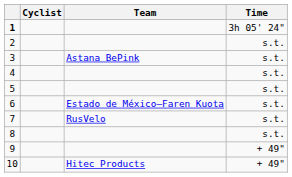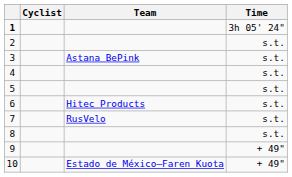(145, 104) Estado de México–Faren Kuota -> (106, 104) Hitec Products
(106, 165) Hitec Products -> (145, 165) Estado de México–Faren Kuota
